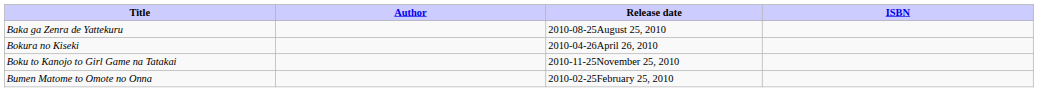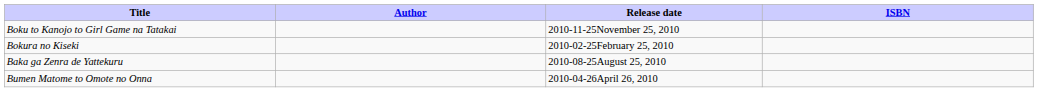rows swapped: (65, 29) <-> (92, 62)
(603, 45) 2010-04-26April 26, 2010 -> (611, 45) 2010-02-25February 25, 2010
(611, 78) 2010-02-25February 25, 2010 -> (603, 78) 2010-04-26April 26, 2010
